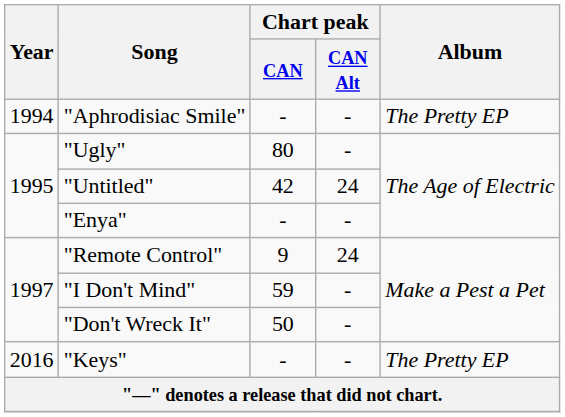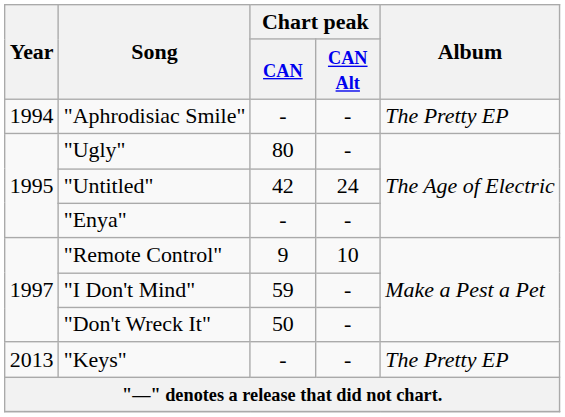(348, 255) 24 -> (348, 255) 10
(32, 359) 2016 -> (32, 359) 2013
